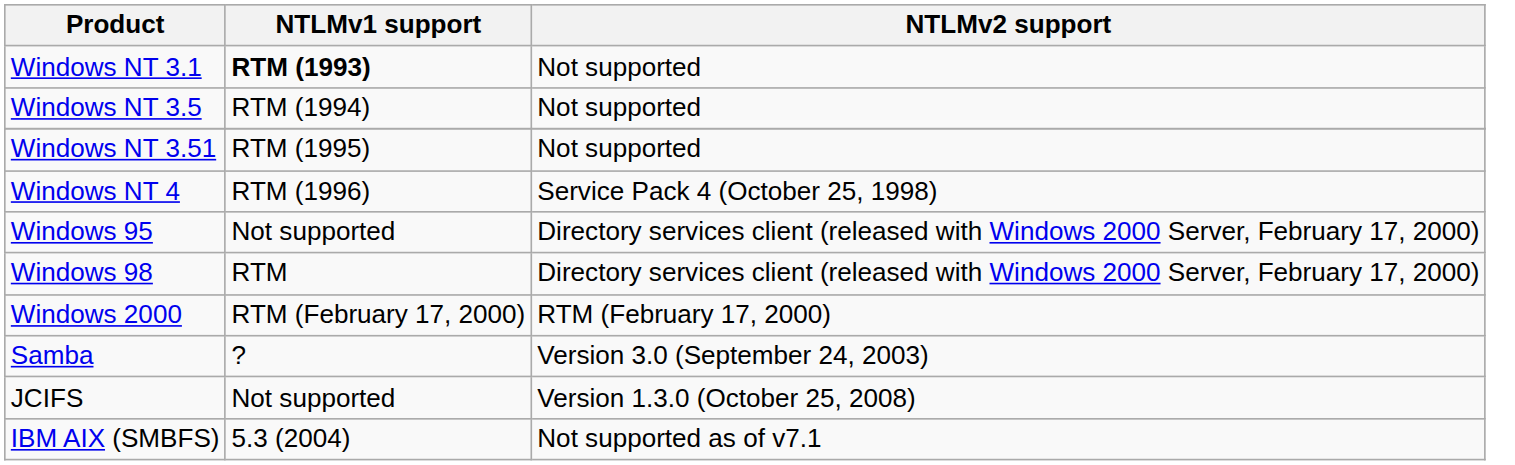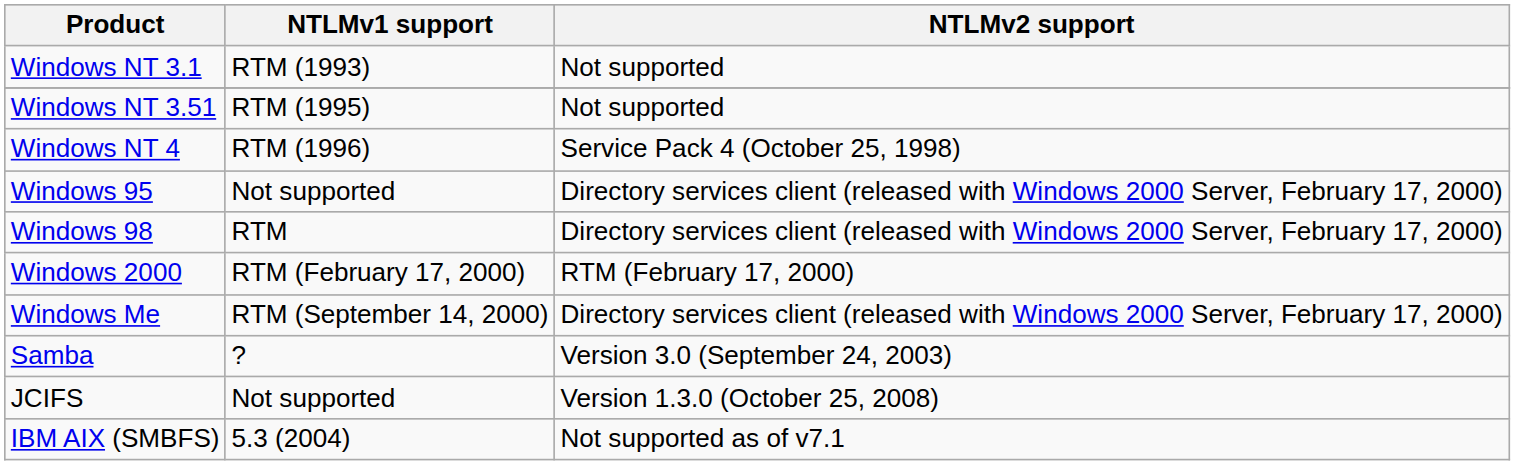(301, 66) bold -> (301, 66) normal
- row: (106, 107)
+ row: (85, 314)
